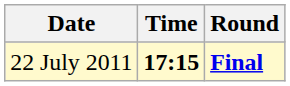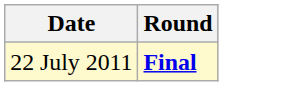- column: (171, 23)
